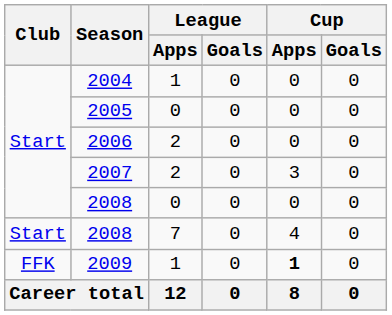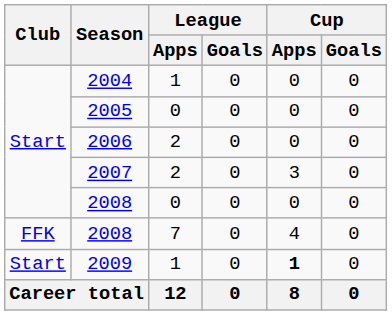(38, 234) Start -> (38, 234) FFK
(38, 264) FFK -> (38, 264) Start
